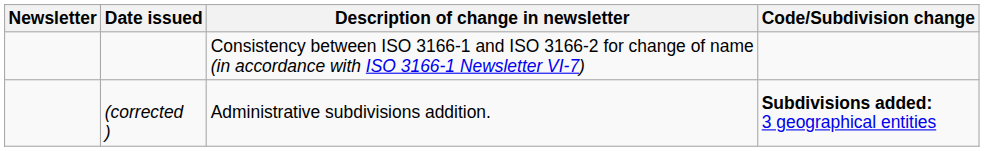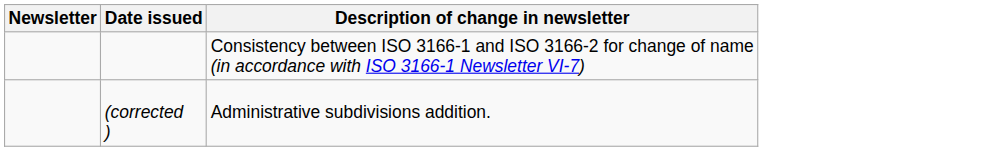- column: (868, 18)
